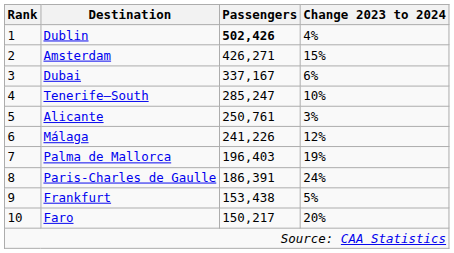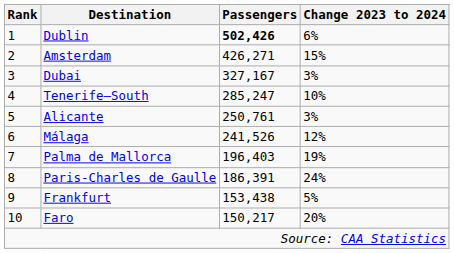(311, 35) 4% -> (311, 35) 6%
(249, 76) 337,167 -> (249, 76) 327,167
(311, 76) 6% -> (311, 76) 3%
(249, 137) 241,226 -> (249, 137) 241,526
